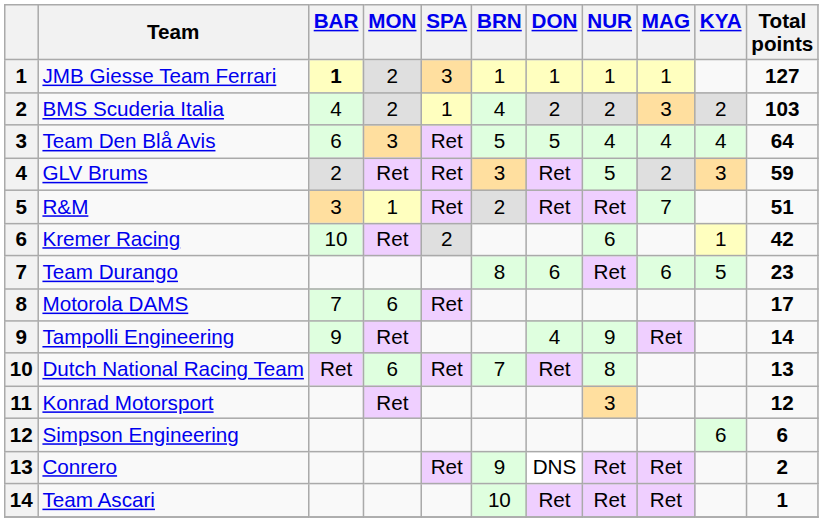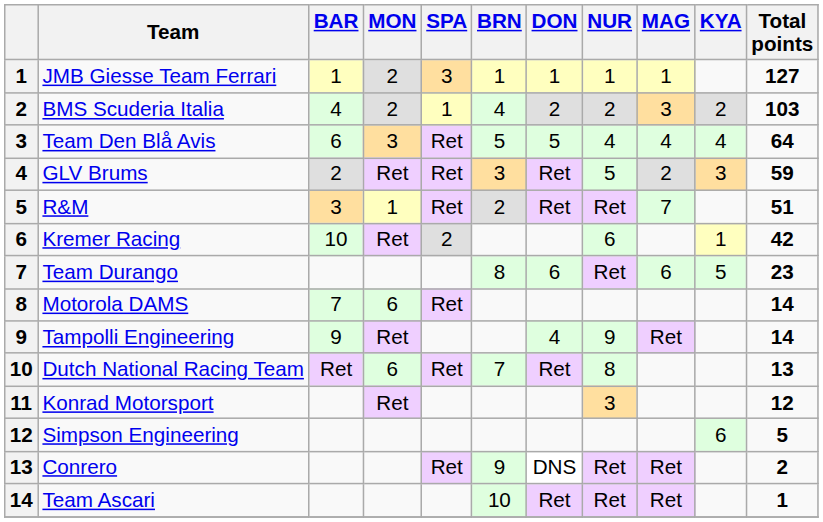(336, 76) bold -> (336, 76) normal
(782, 304) 17 -> (782, 304) 14
(782, 434) 6 -> (782, 434) 5
